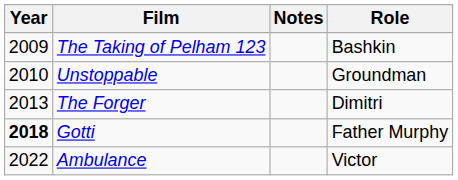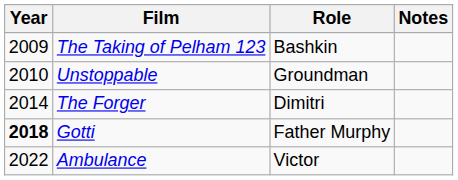columns swapped: (390, 18) <-> (299, 18)
(29, 103) 2013 -> (29, 103) 2014
